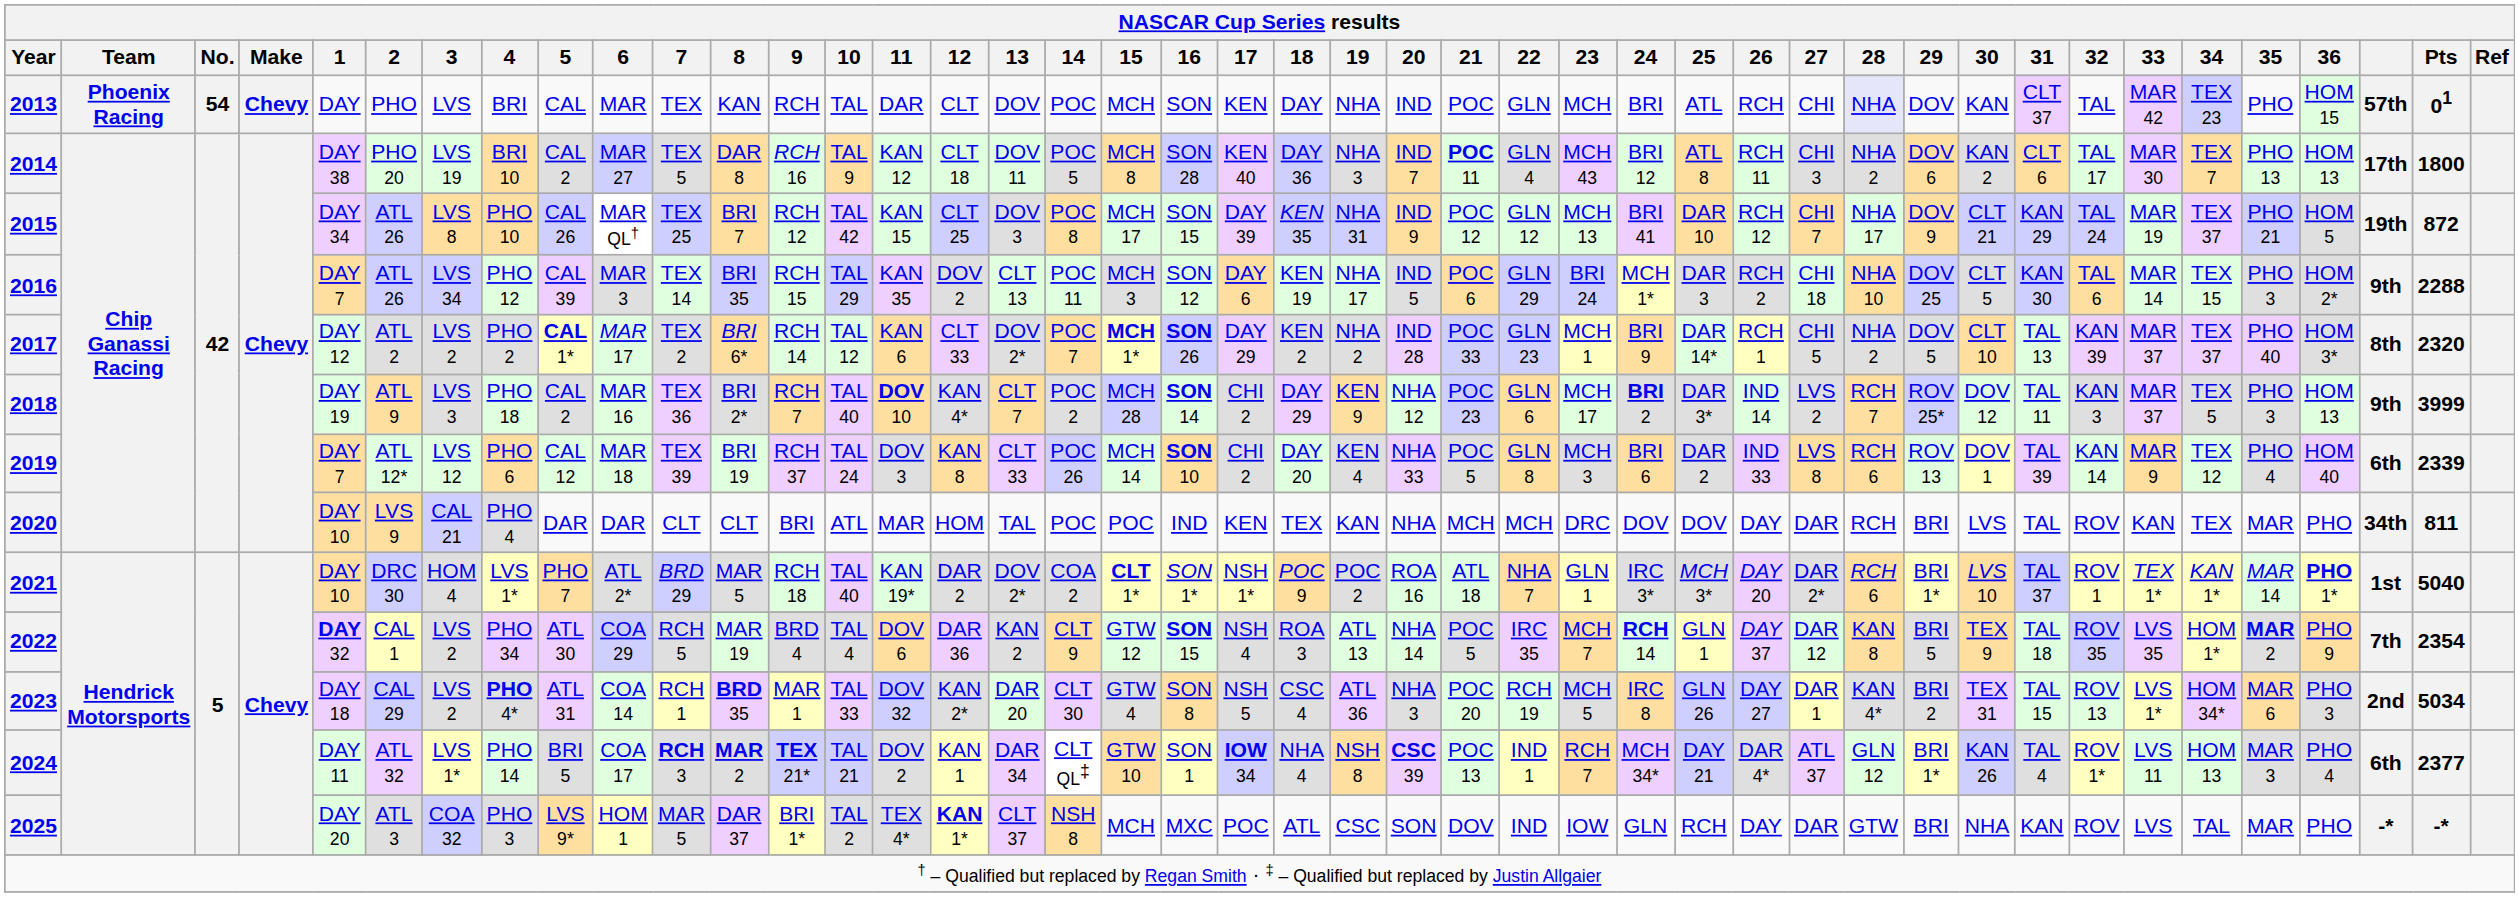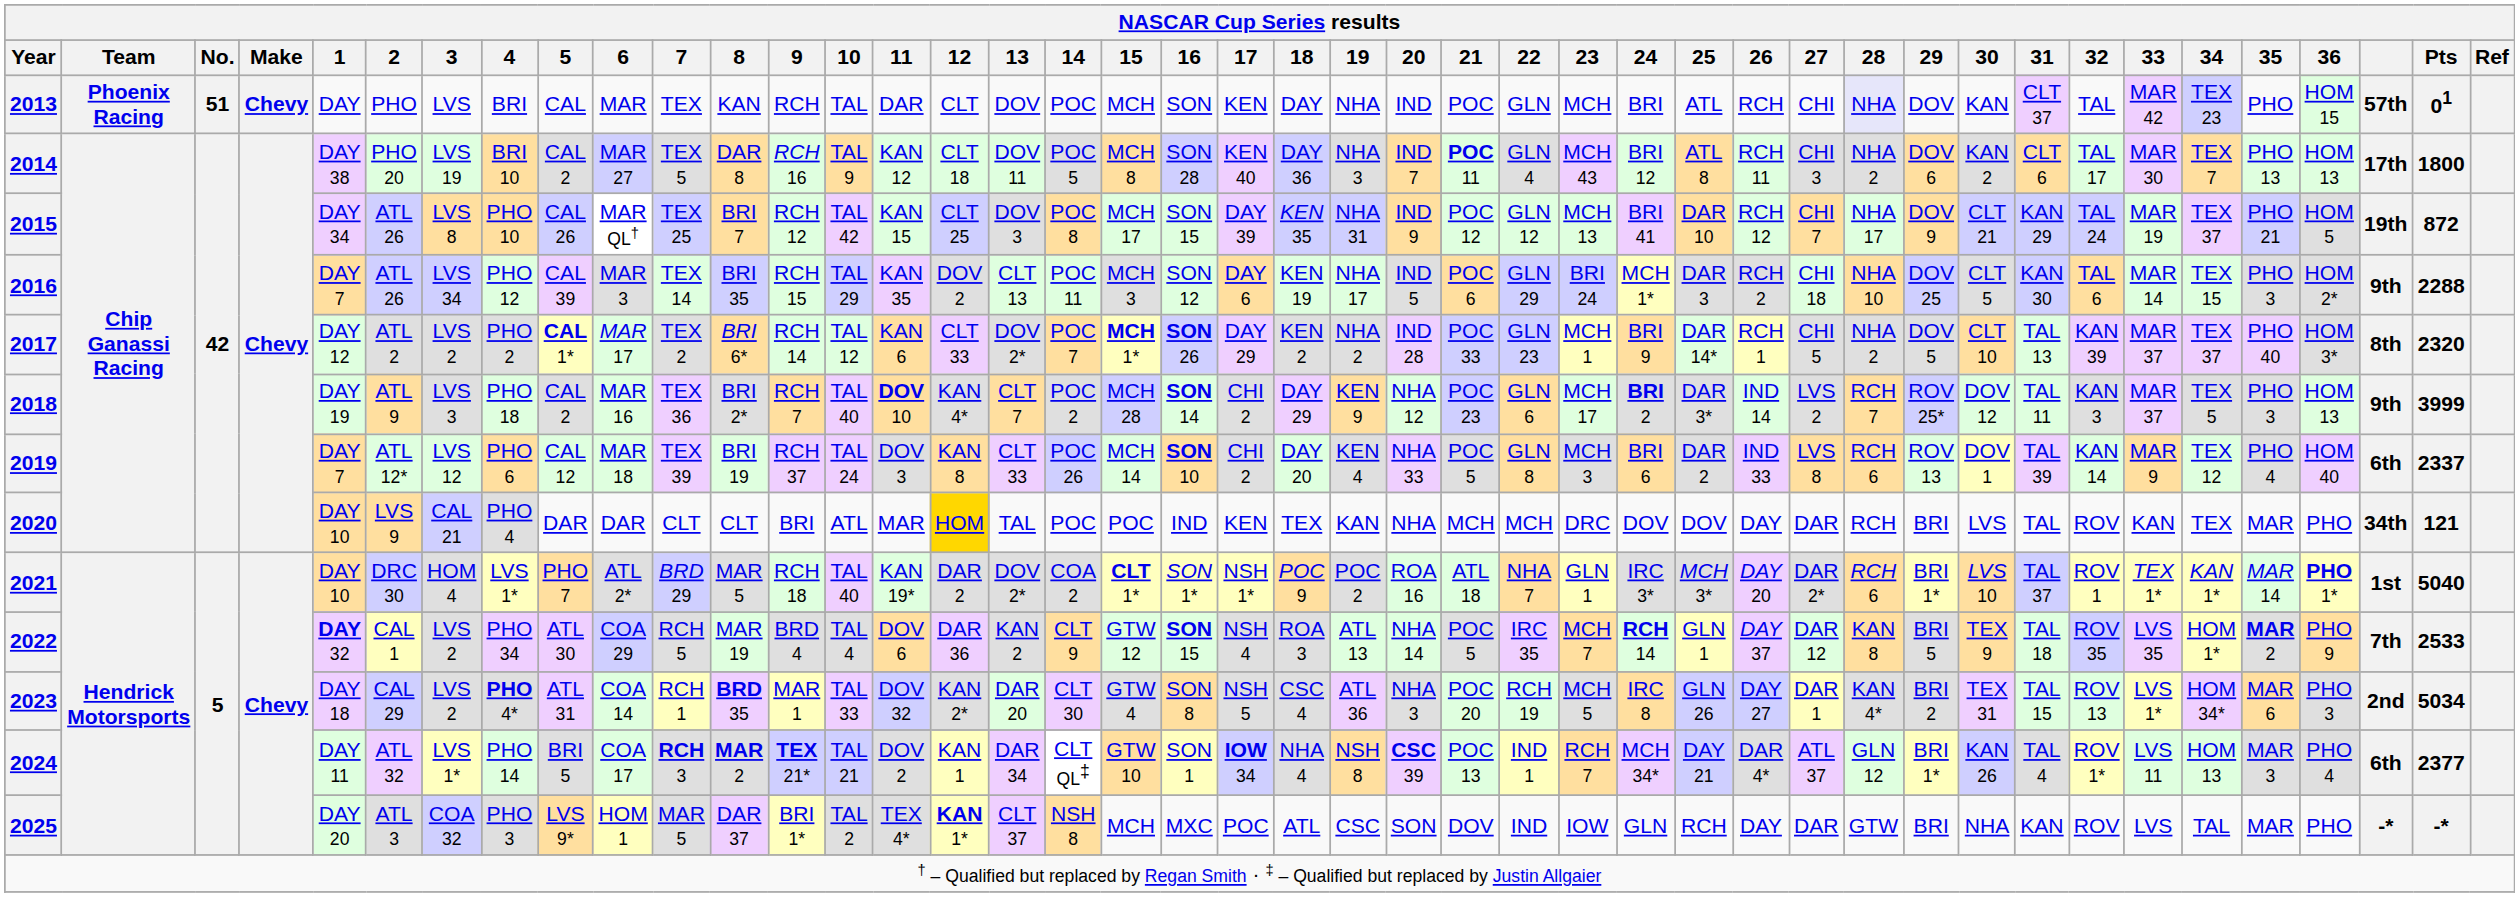(218, 104) 54 -> (218, 104) 51
(2441, 463) 2339 -> (2441, 463) 2337
(960, 523) no background -> (960, 523) gold background
(2441, 523) 811 -> (2441, 523) 121
(2441, 642) 2354 -> (2441, 642) 2533
